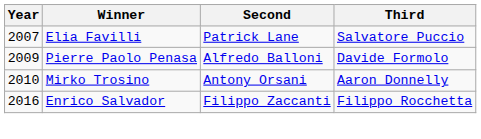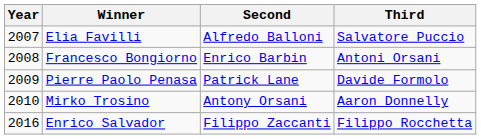(251, 37) Patrick Lane -> (263, 37) Alfredo Balloni
+ row: (121, 59)
(263, 59) Alfredo Balloni -> (251, 80) Patrick Lane
